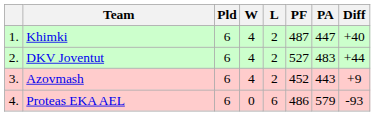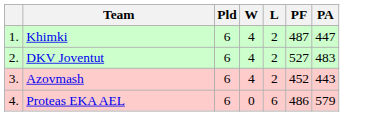- column: (354, 15)
